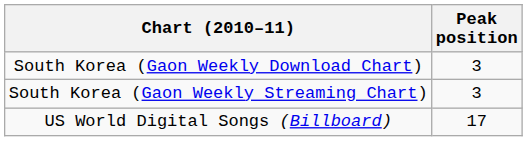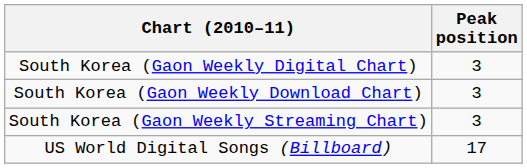+ row: (218, 66)
